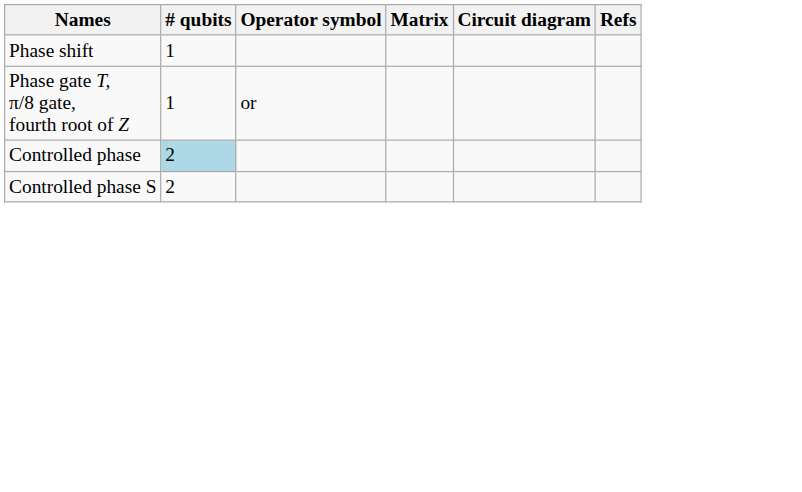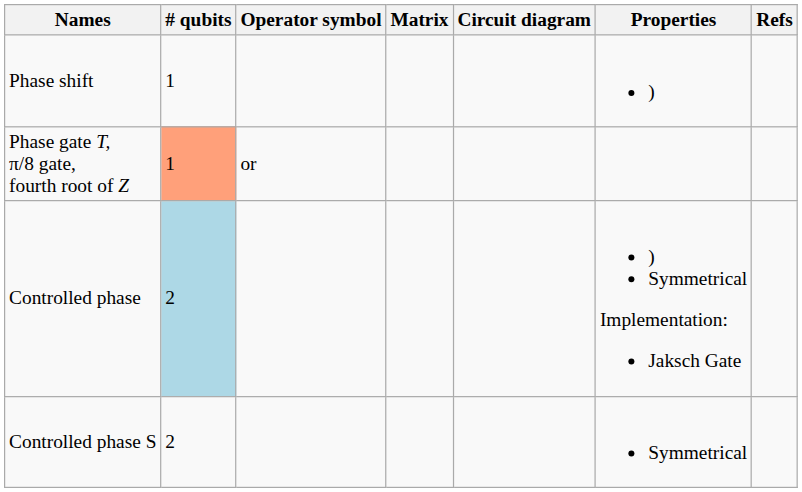+ column: (674, 19)
(170, 103) no background -> (170, 163) lightsalmon background
